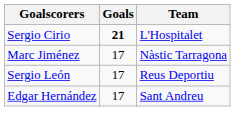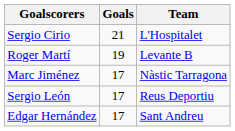(118, 34) bold -> (118, 34) normal
+ row: (39, 55)
